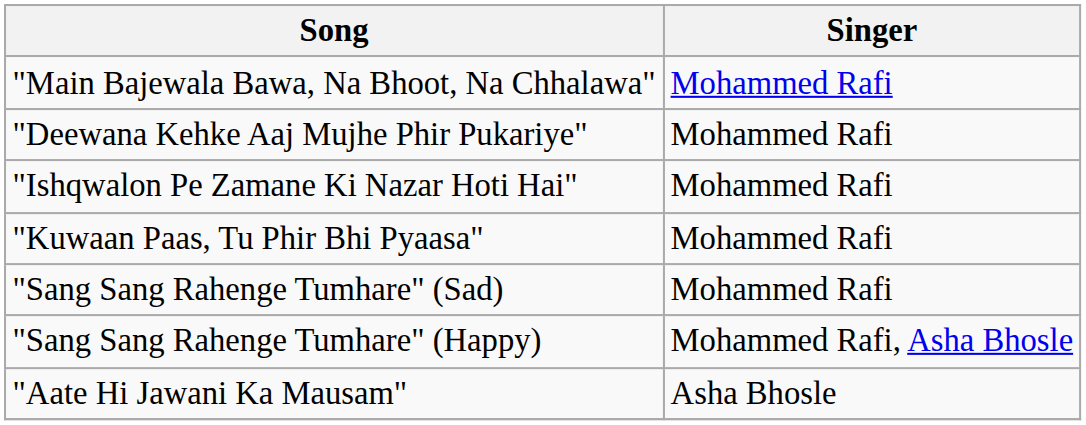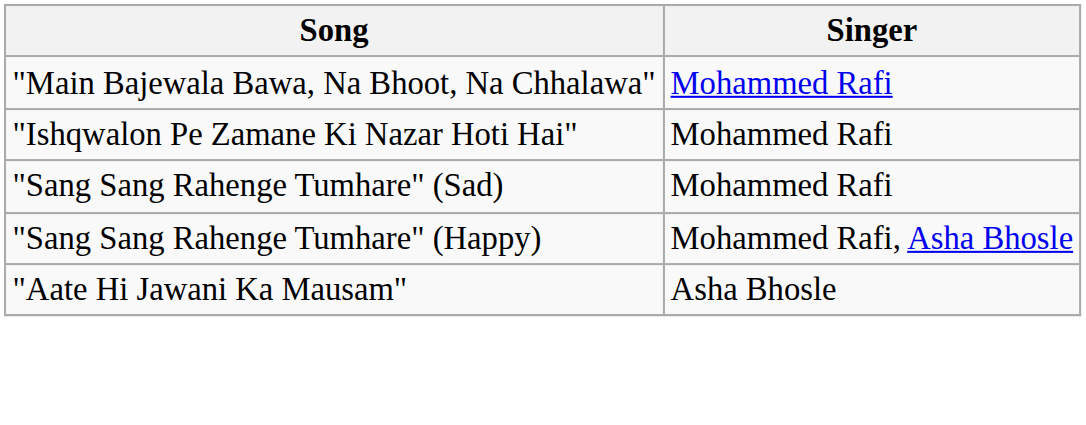- row: (300, 133)
- row: (248, 237)
